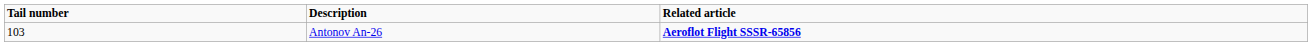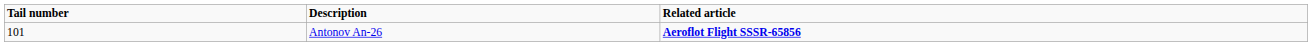(16, 32) 103 -> (16, 32) 101
